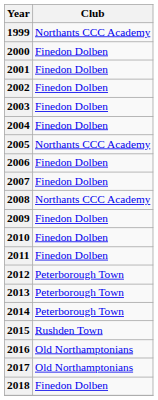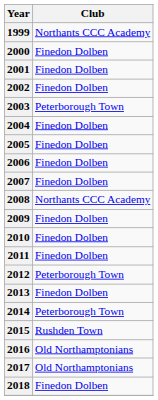(72, 106) Finedon Dolben -> (79, 106) Peterborough Town
(93, 143) Northants CCC Academy -> (72, 143) Finedon Dolben
(79, 292) Peterborough Town -> (72, 292) Finedon Dolben
